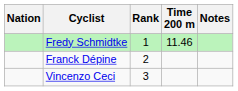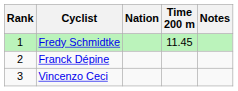columns swapped: (146, 19) <-> (24, 19)
(179, 42) 11.46 -> (179, 42) 11.45
